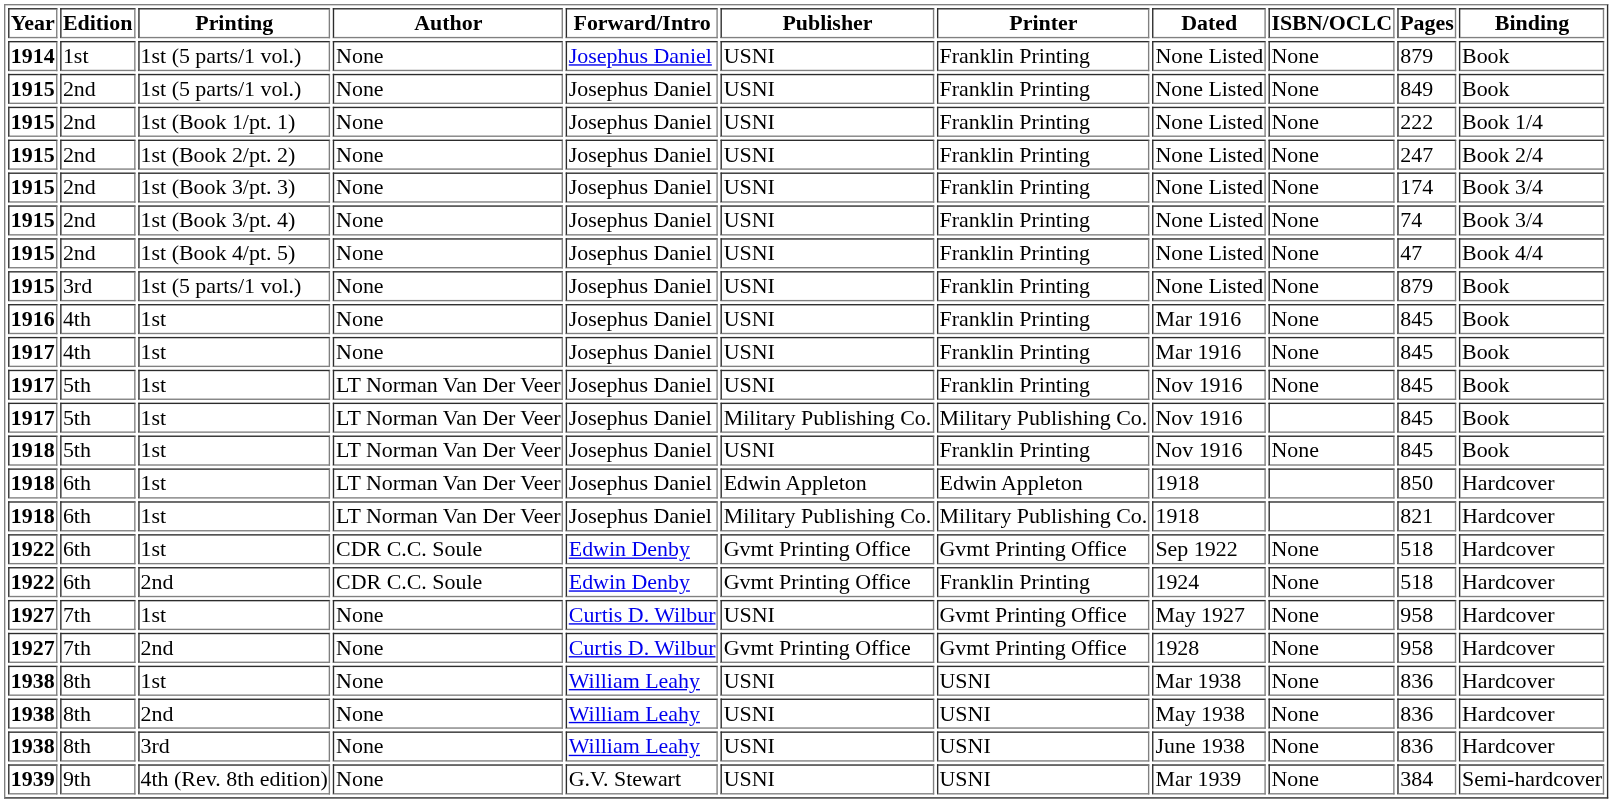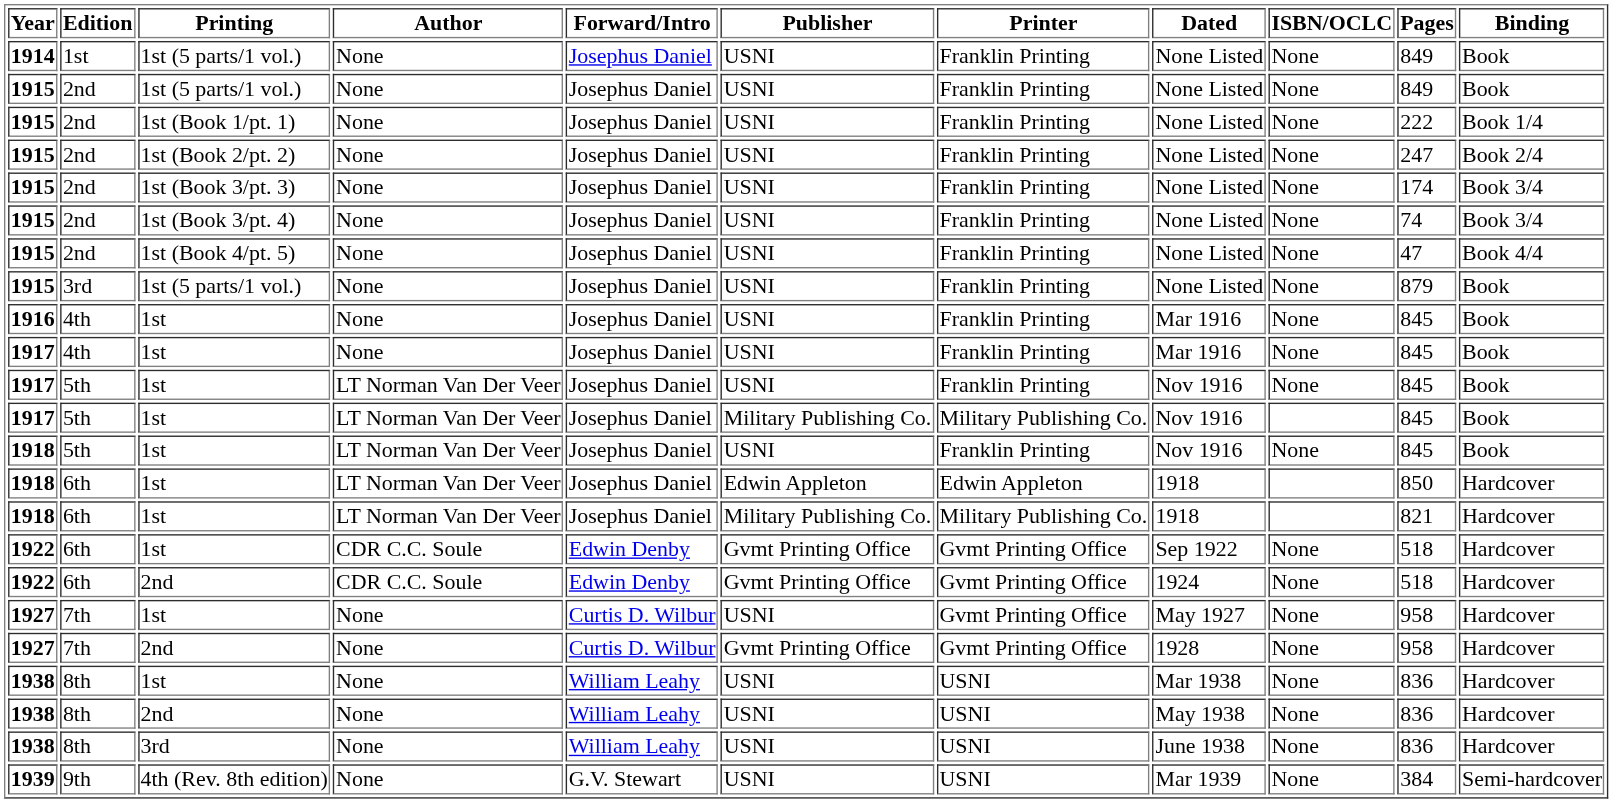(1417, 55) 879 -> (1417, 55) 849
(1015, 581) Franklin Printing -> (1033, 581) Gvmt Printing Office
